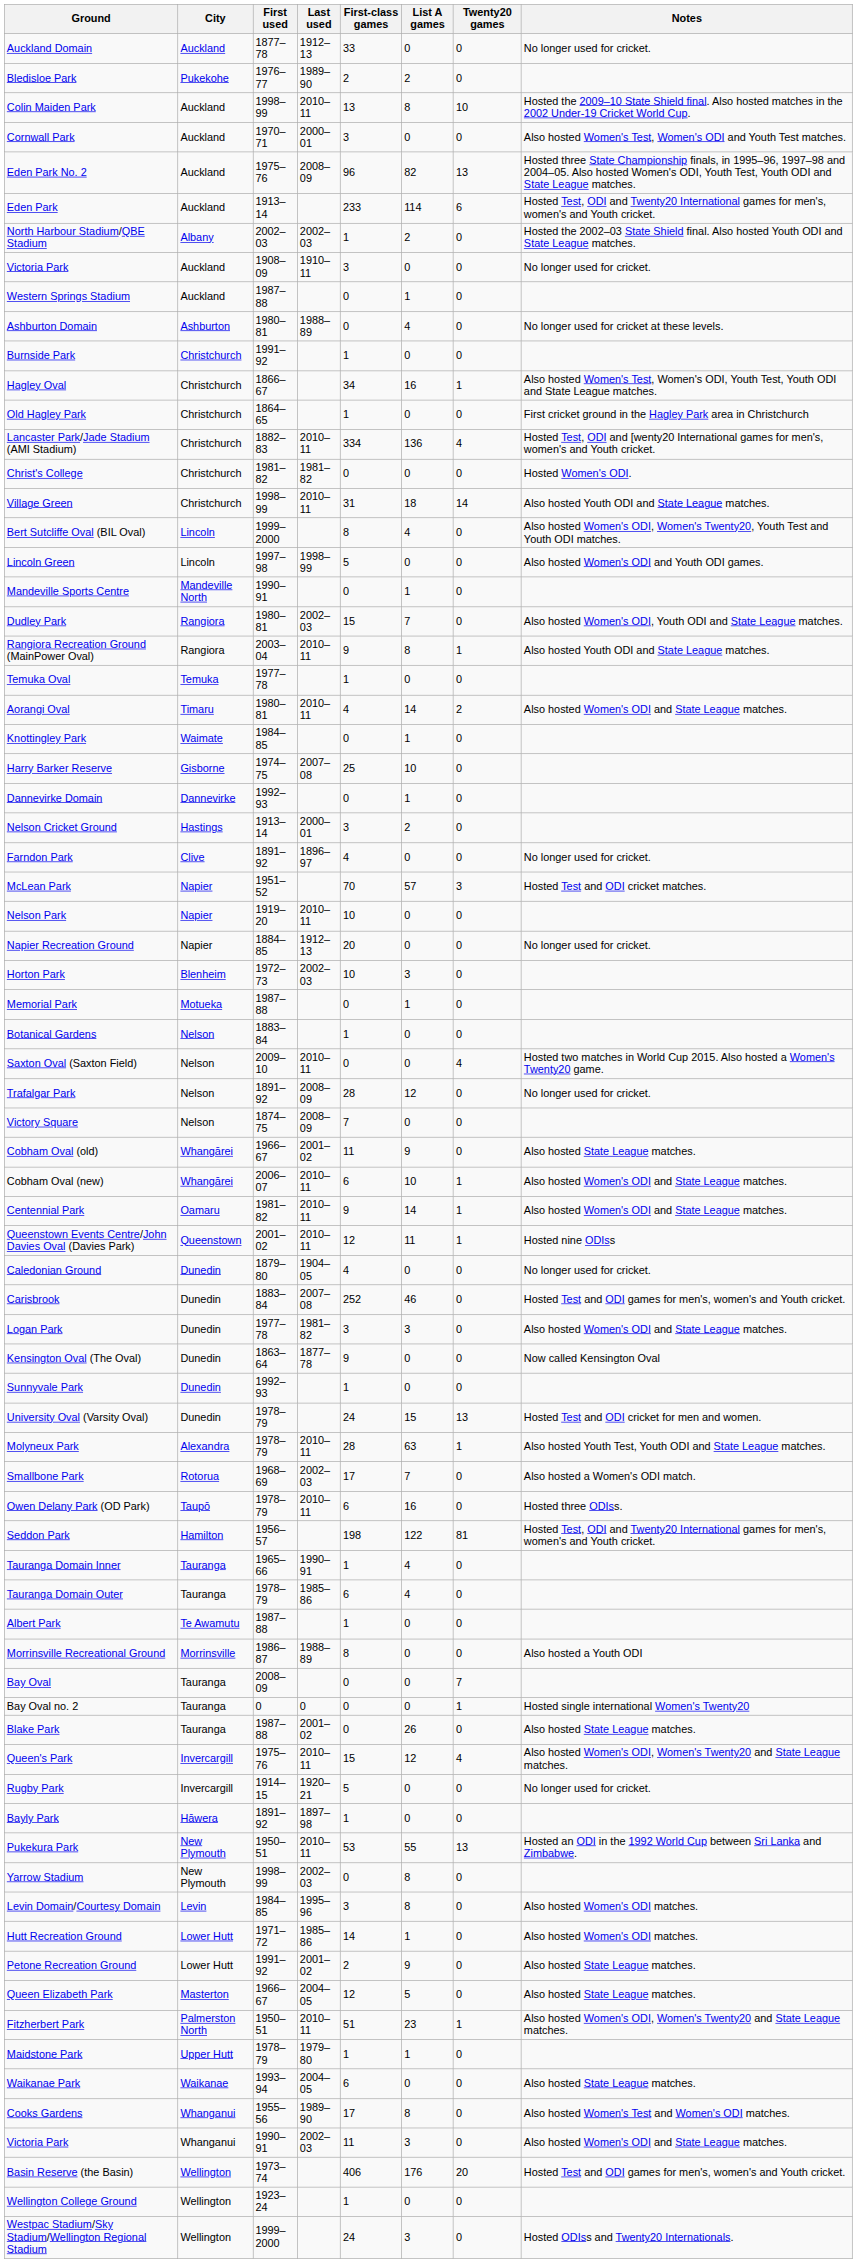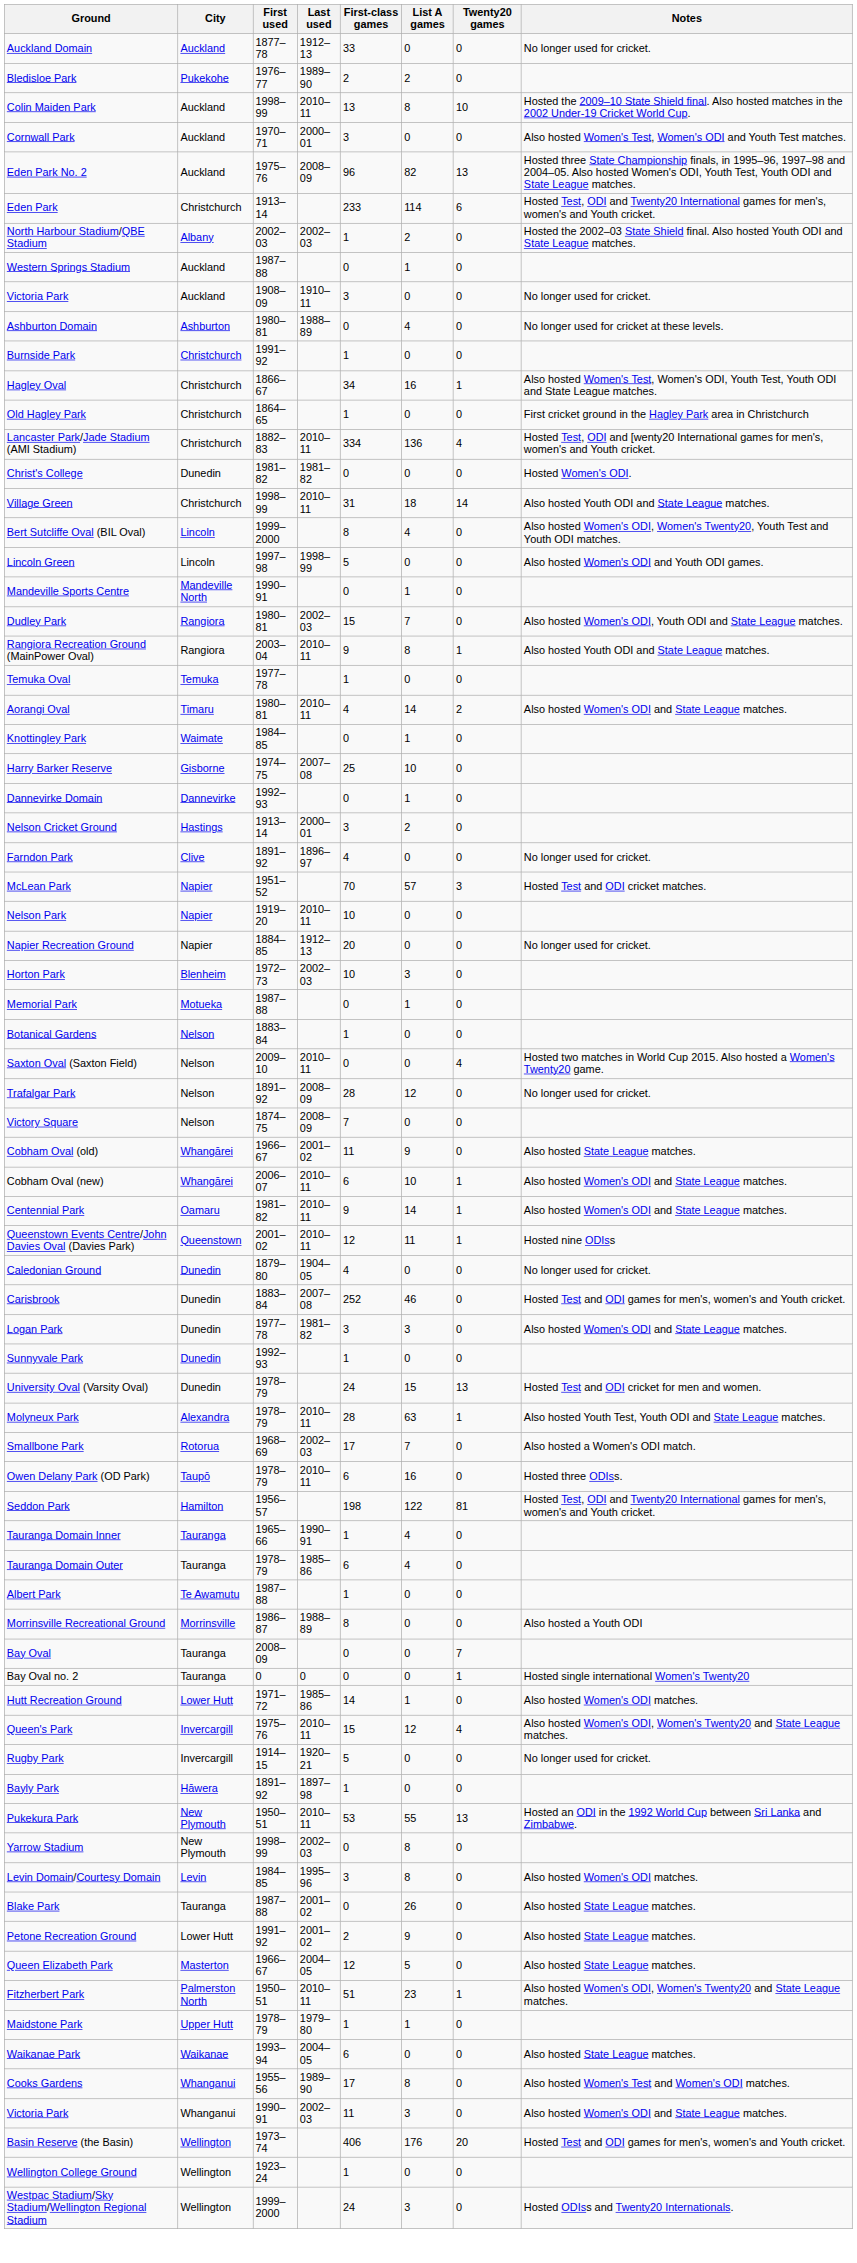(203, 208) Auckland -> (211, 208) Christchurch
rows swapped: (38, 267) <-> (68, 296)
(211, 473) Christchurch -> (201, 473) Dunedin
- row: (74, 1358)
rows swapped: (33, 1729) <-> (64, 1936)
